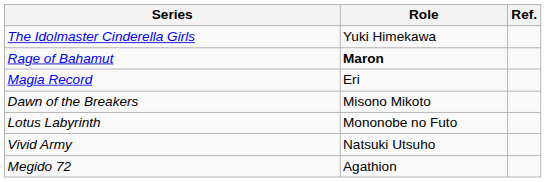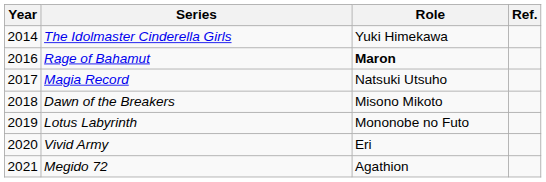+ column: (23, 15)
(351, 79) Eri -> (401, 79) Natsuki Utsuho
(389, 144) Natsuki Utsuho -> (363, 144) Eri
